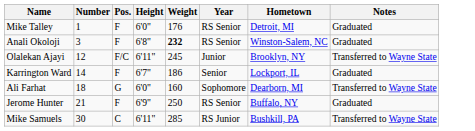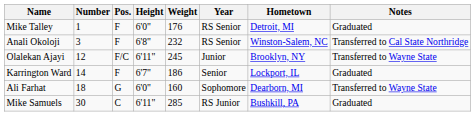(175, 42) bold -> (175, 42) normal
(352, 42) Graduated -> (400, 42) Transferred to Cal State Northridge
- row: (35, 103)
(384, 118) Transferred to Wayne State -> (352, 103) Graduated
